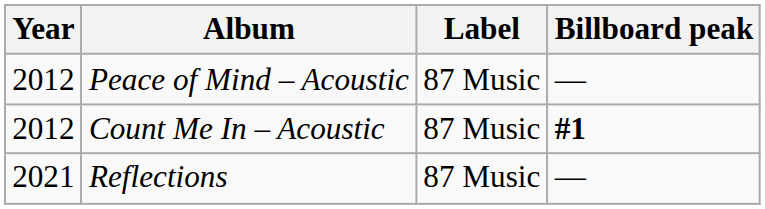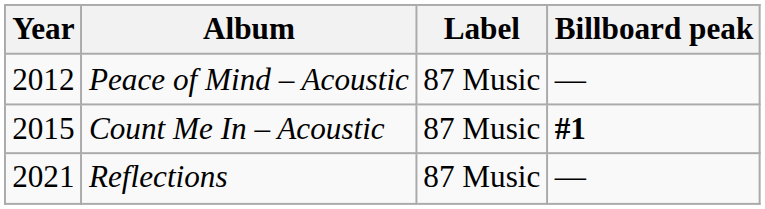(43, 128) 2012 -> (43, 128) 2015
